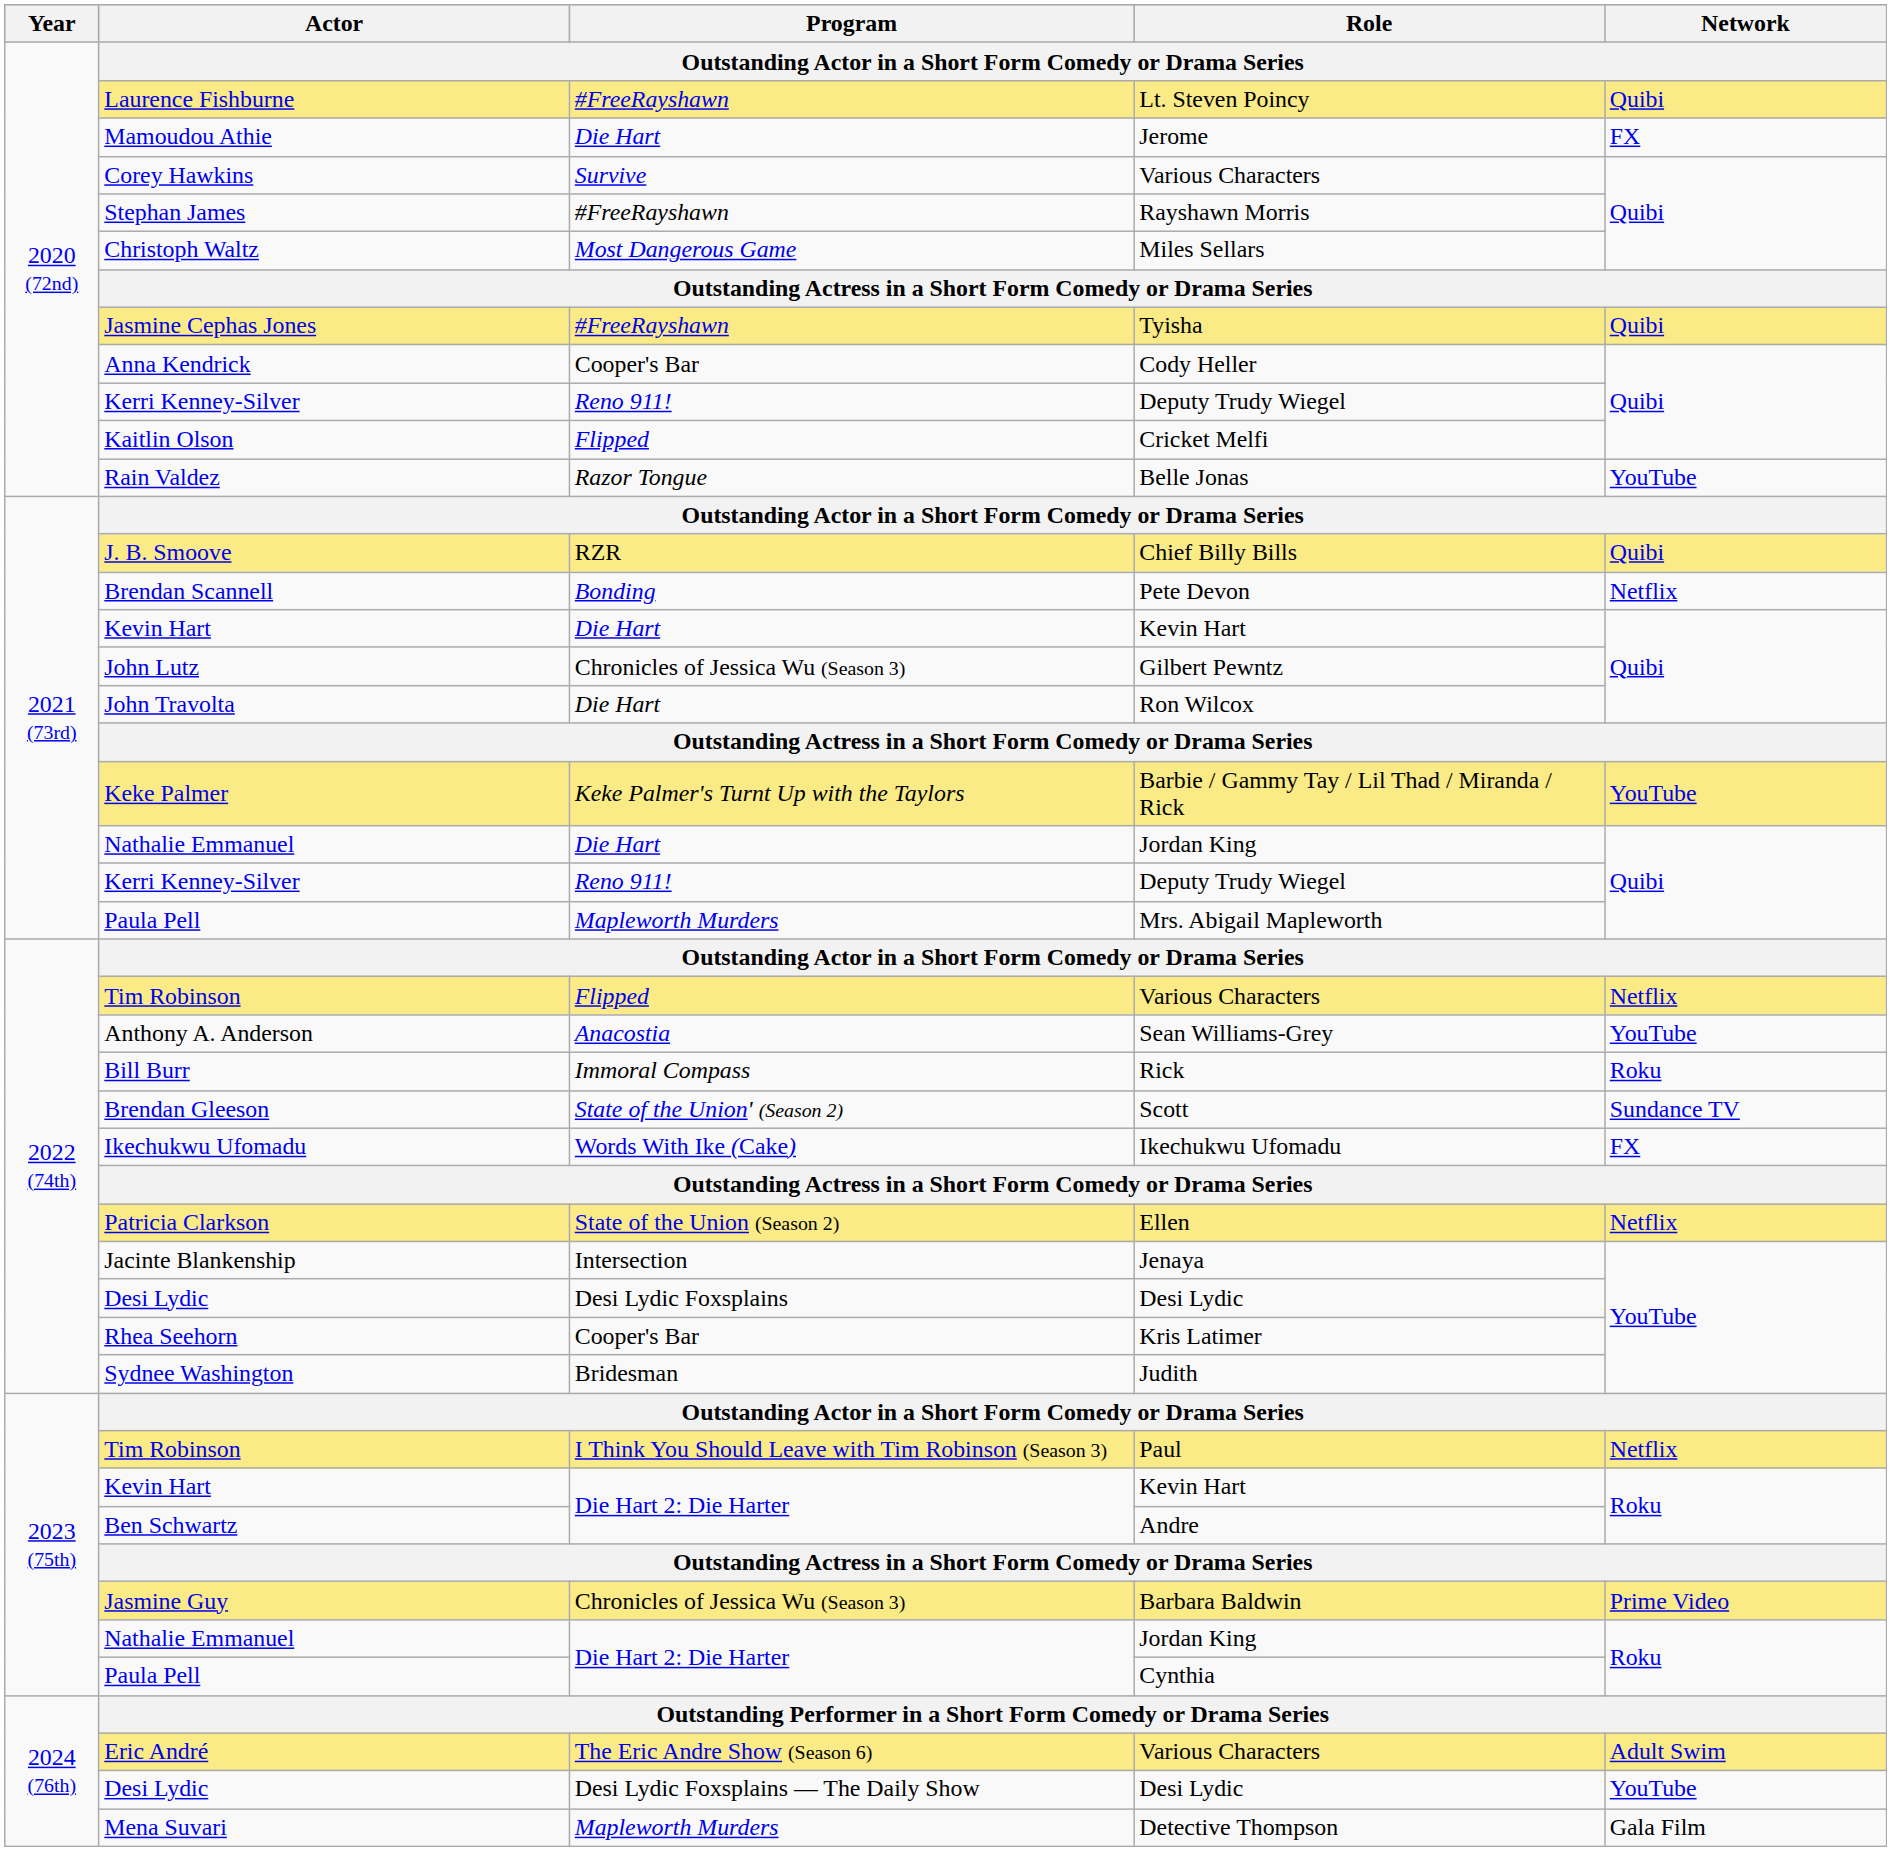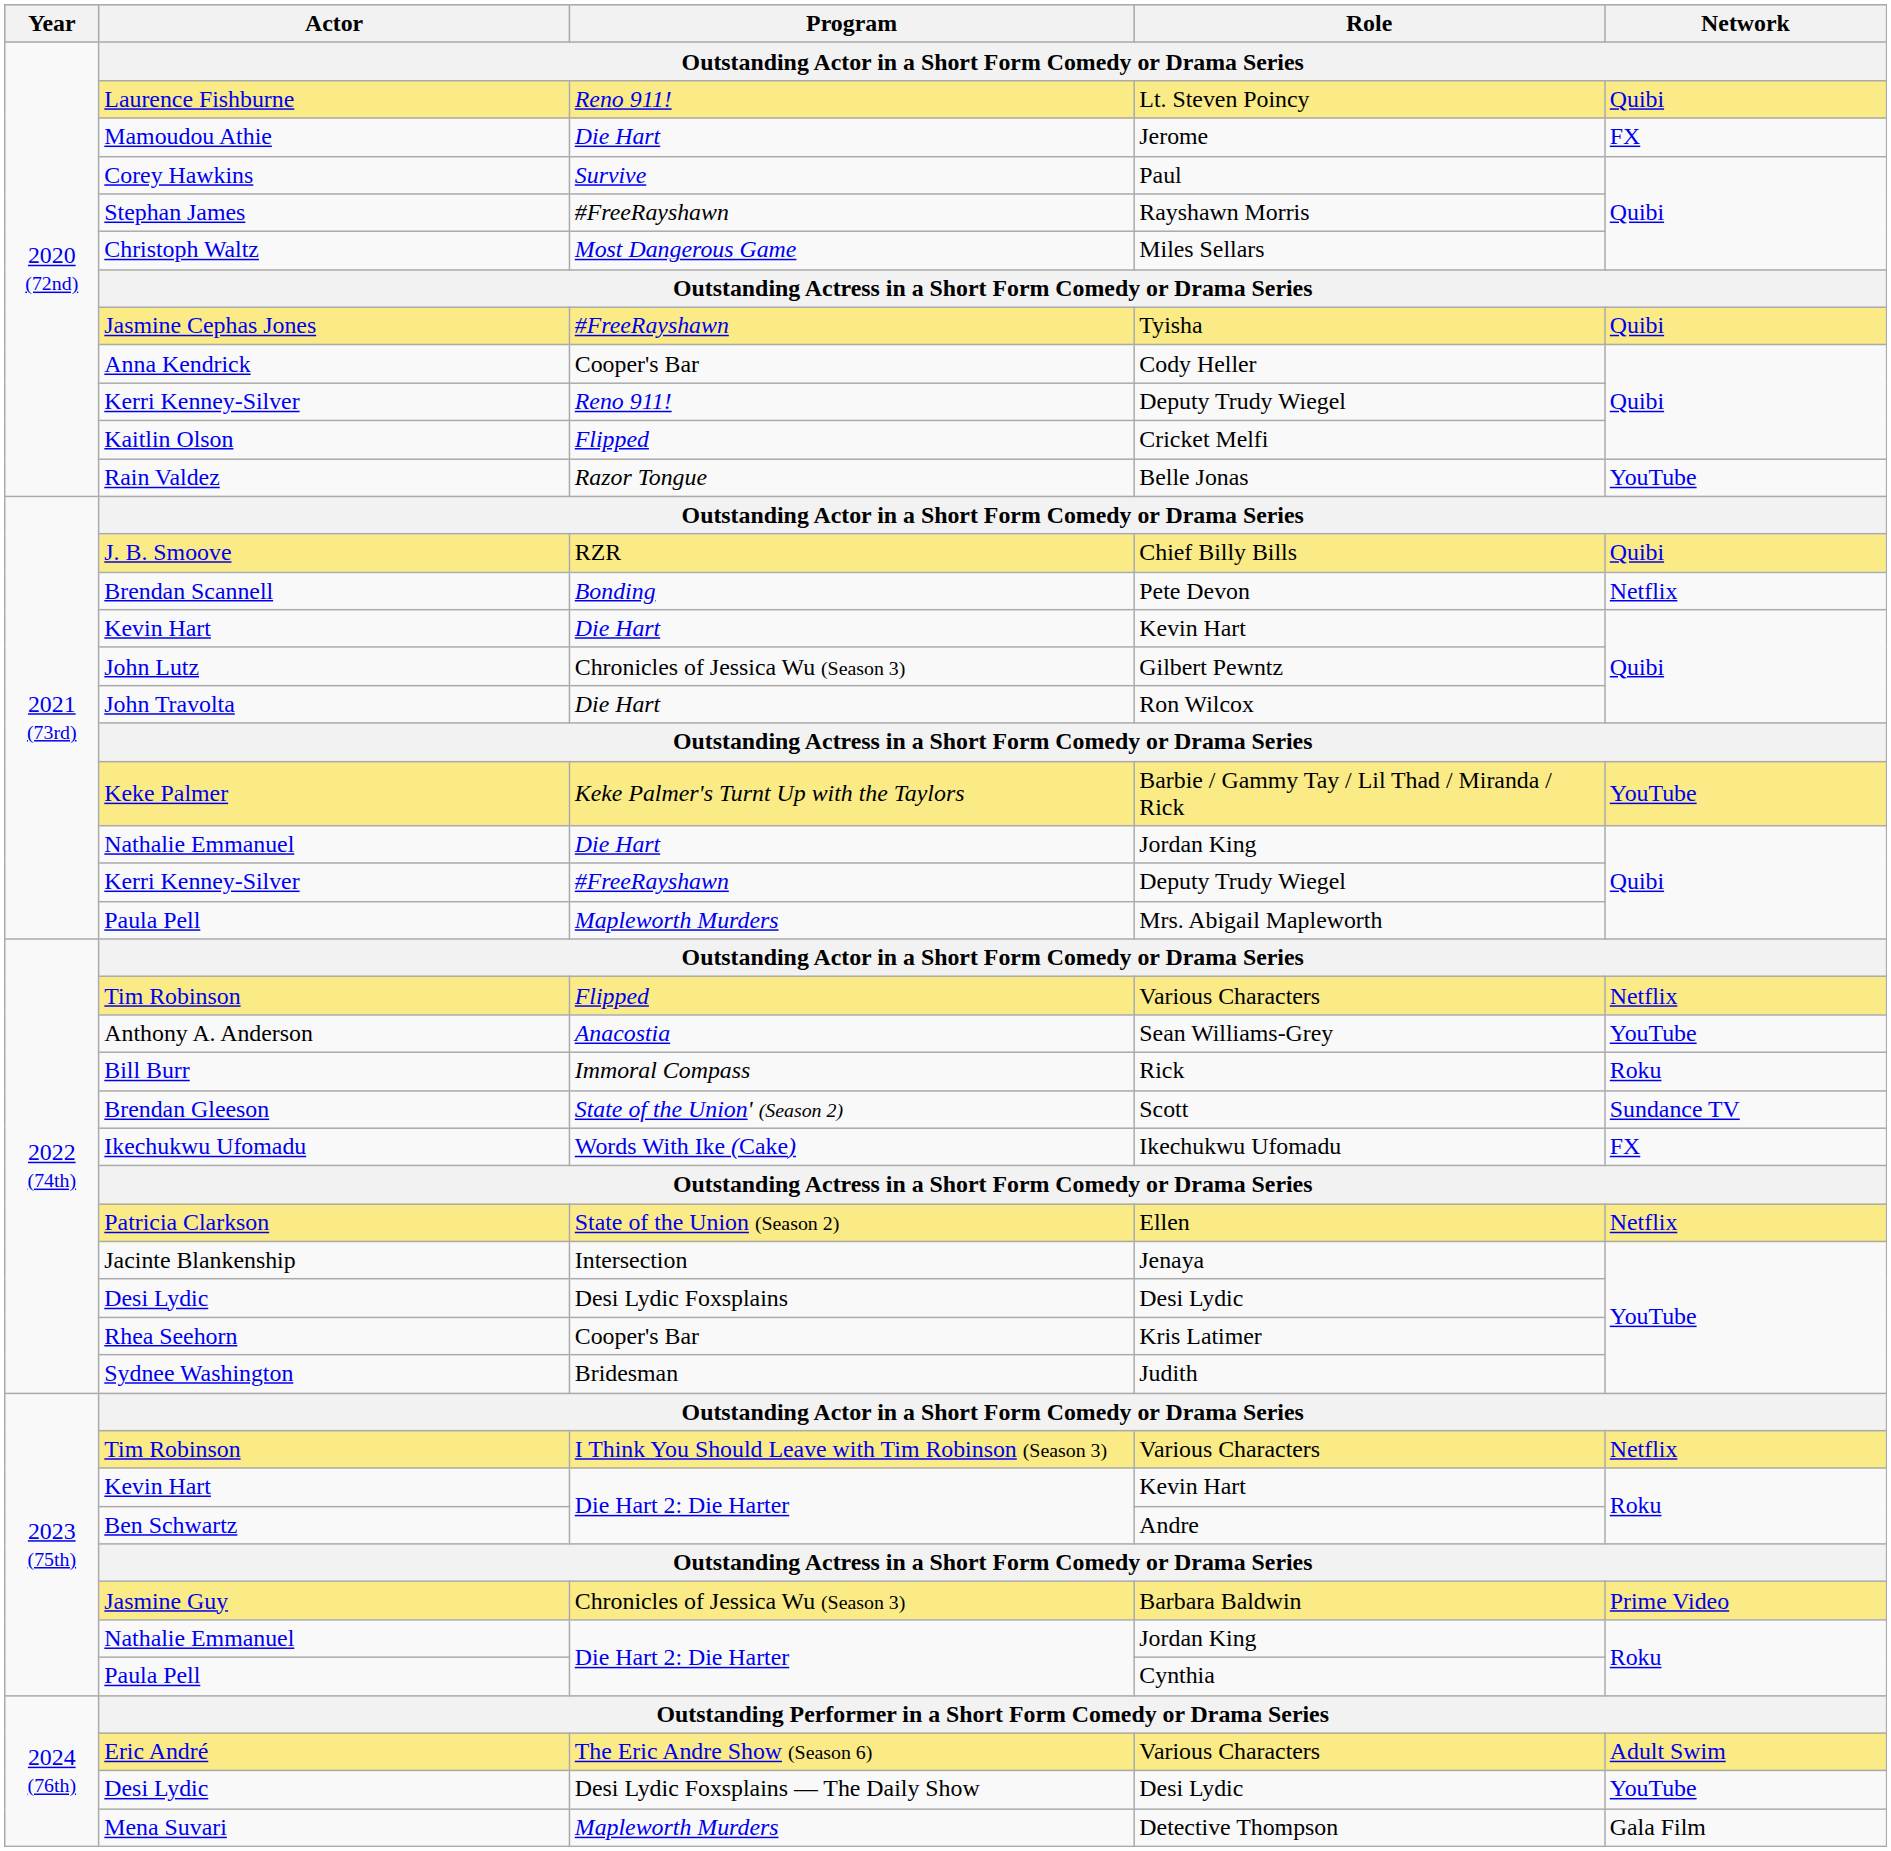(652, 99) #FreeRayshawn -> (623, 99) Reno 911!
(1230, 174) Various Characters -> (1161, 174) Paul
(623, 882) Reno 911! -> (652, 882) #FreeRayshawn
(1161, 1449) Paul -> (1230, 1449) Various Characters
